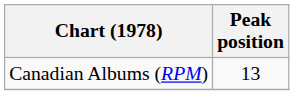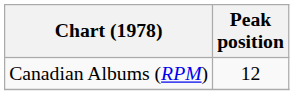(251, 73) 13 -> (251, 73) 12
